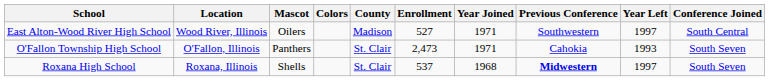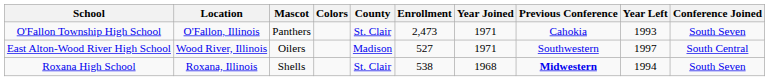rows swapped: (89, 31) <-> (89, 48)
(425, 66) 537 -> (425, 66) 538
(645, 66) 1997 -> (645, 66) 1994
